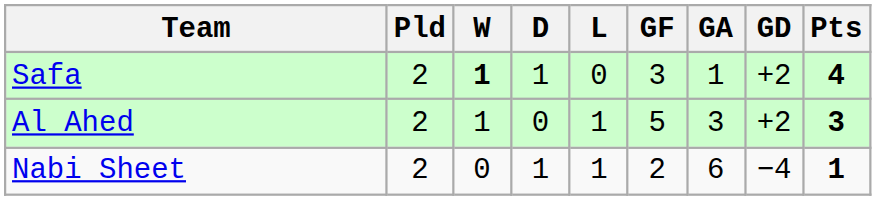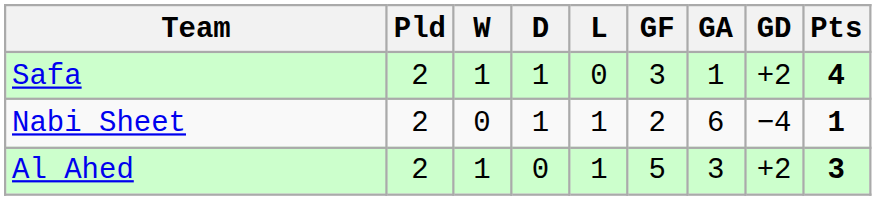(482, 76) bold -> (482, 76) normal
rows swapped: (73, 123) <-> (99, 170)
